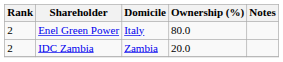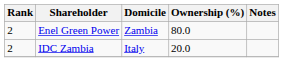(134, 30) Italy -> (141, 30) Zambia
(141, 48) Zambia -> (134, 48) Italy
